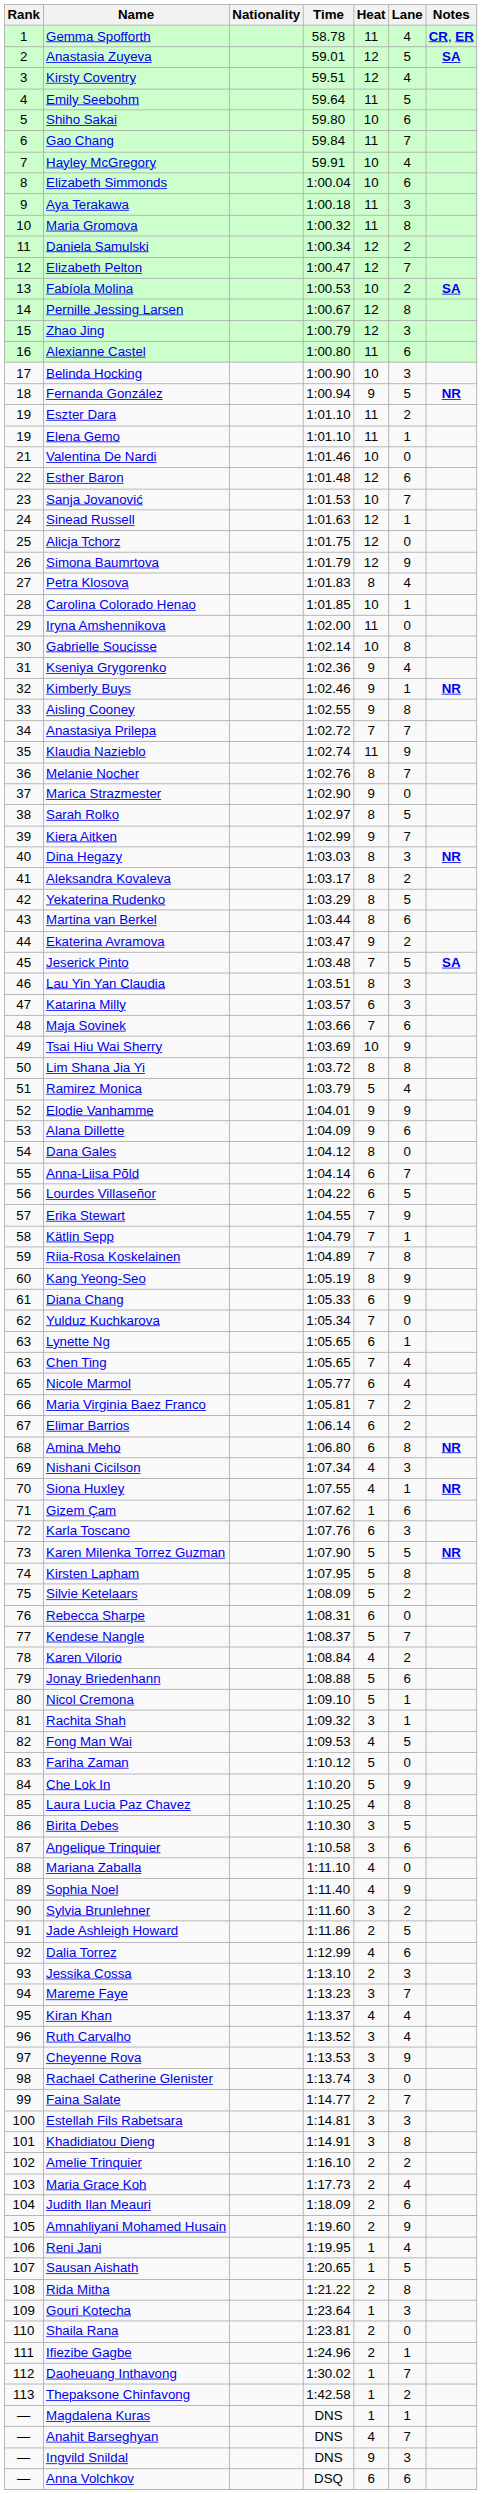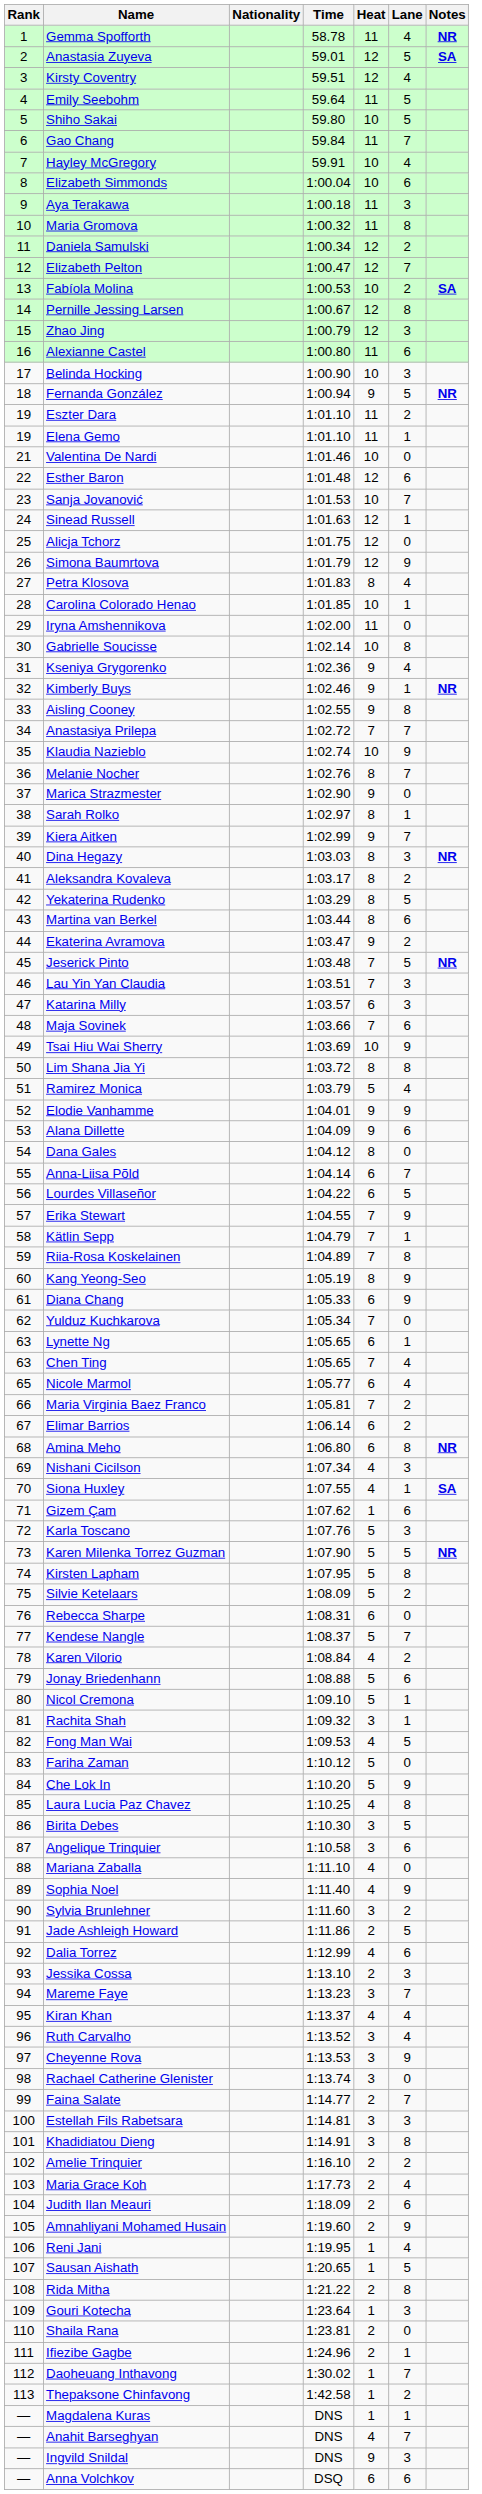(451, 36) CR, ER -> (447, 36) NR
(407, 120) 6 -> (407, 120) 5
(371, 752) 11 -> (371, 752) 10
(407, 815) 5 -> (407, 815) 1
(451, 962) SA -> (447, 962) NR
(371, 983) 8 -> (371, 983) 7
(451, 1489) NR -> (447, 1489) SA
(371, 1531) 6 -> (371, 1531) 5
